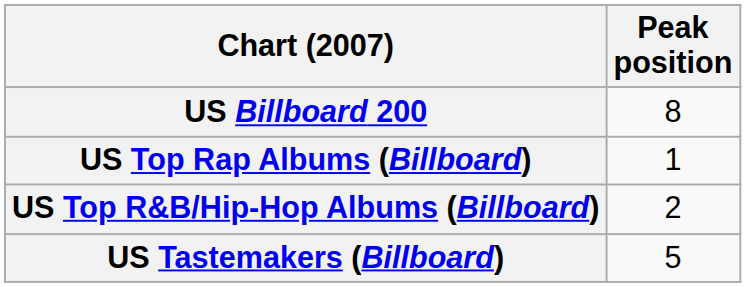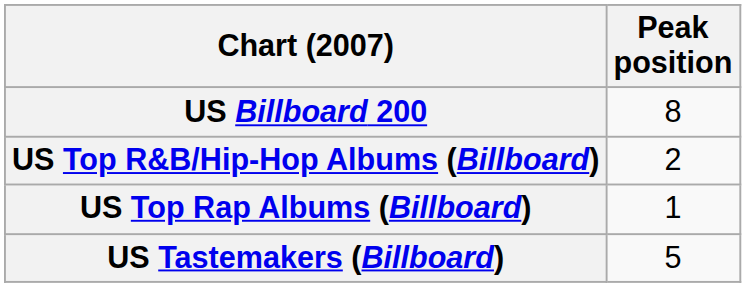rows swapped: (306, 208) <-> (306, 160)
